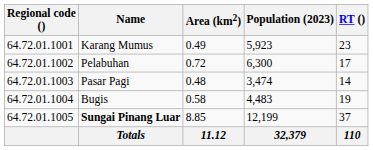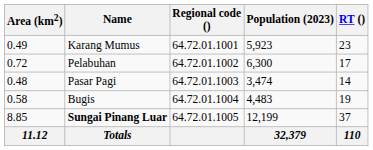columns swapped: (41, 20) <-> (213, 20)
